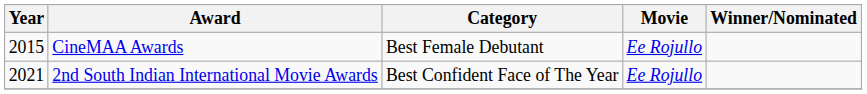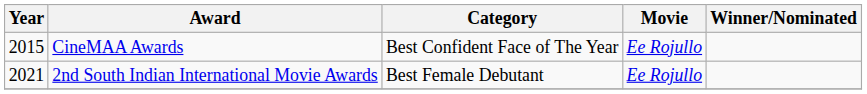(465, 46) Best Female Debutant -> (502, 46) Best Confident Face of The Year
(502, 74) Best Confident Face of The Year -> (465, 74) Best Female Debutant
